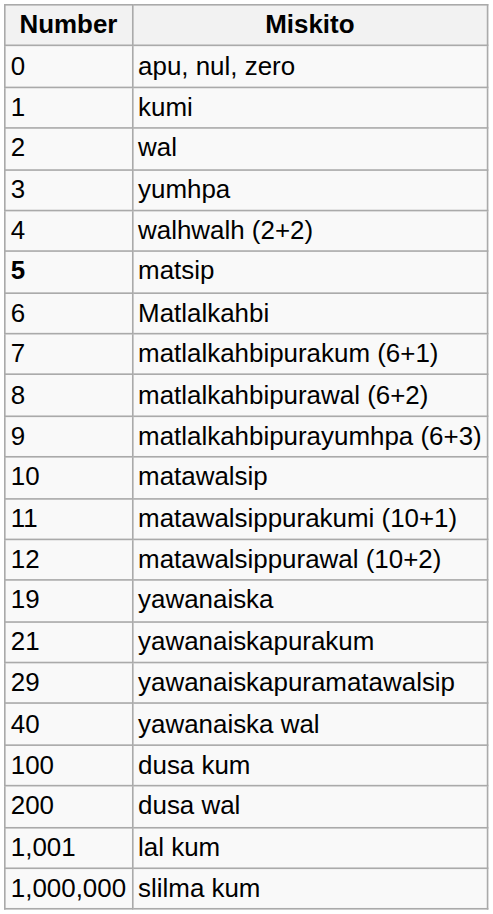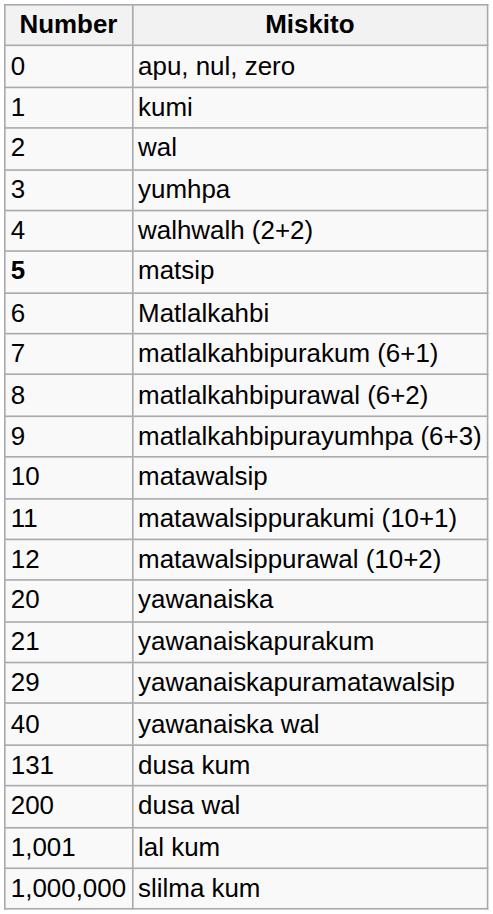(25, 600) 19 -> (25, 600) 20
(32, 764) 100 -> (32, 764) 131
